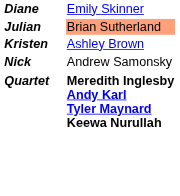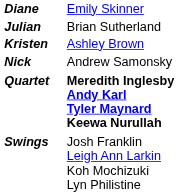(114, 26) lightsalmon background -> (114, 26) no background
+ row: (26, 142)
